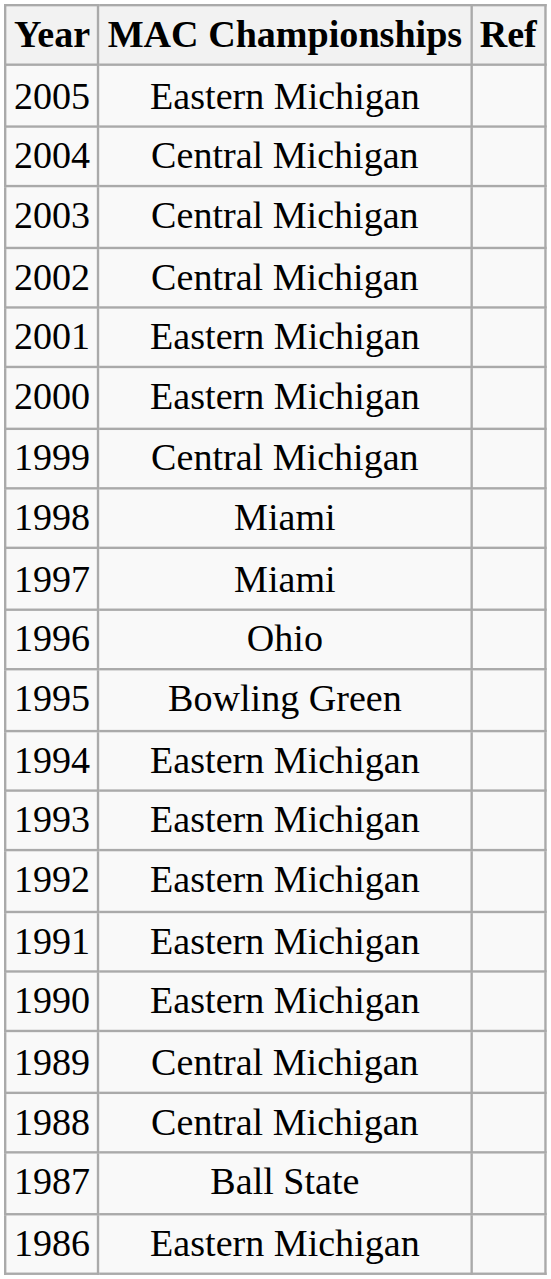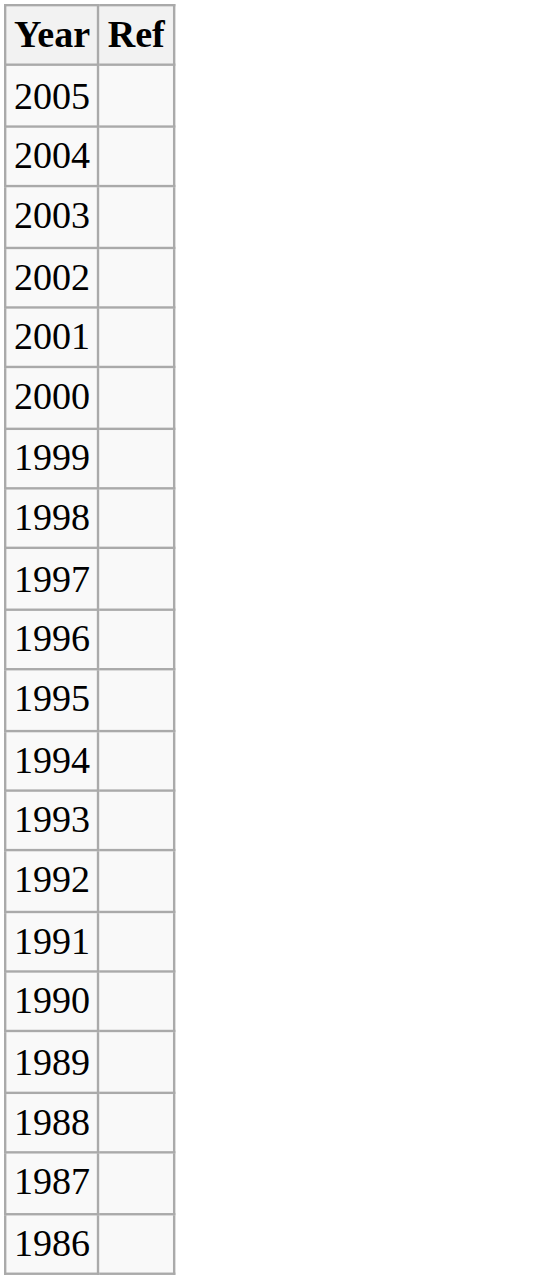- column: (285, 34)
